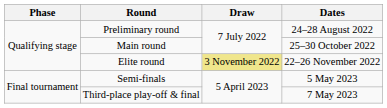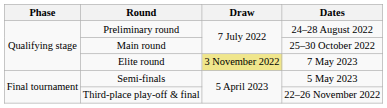(332, 62) 22–26 November 2022 -> (332, 62) 7 May 2023
(332, 95) 7 May 2023 -> (332, 95) 22–26 November 2022
